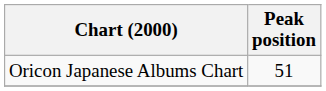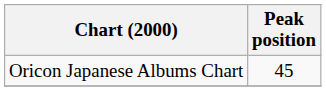(284, 70) 51 -> (284, 70) 45
